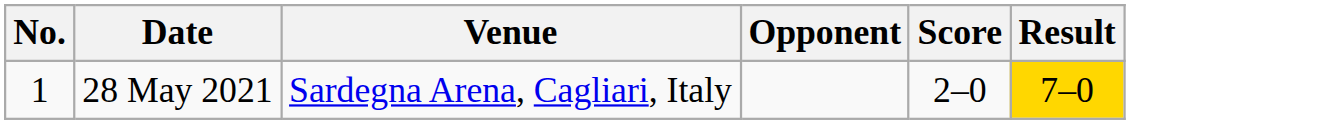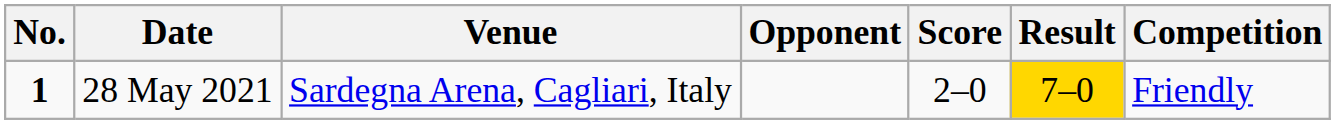+ column: (1227, 32)
(40, 89) normal -> (40, 89) bold
